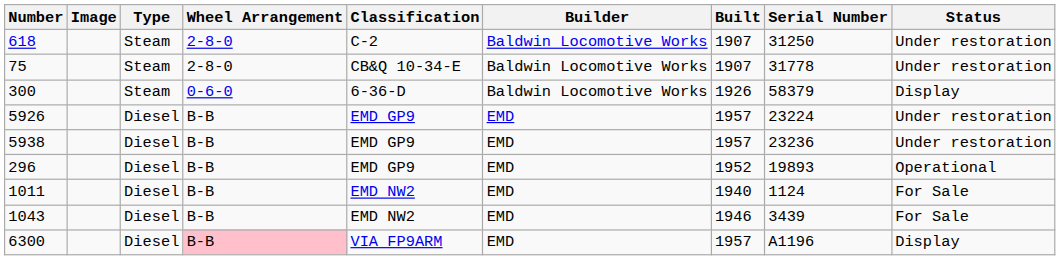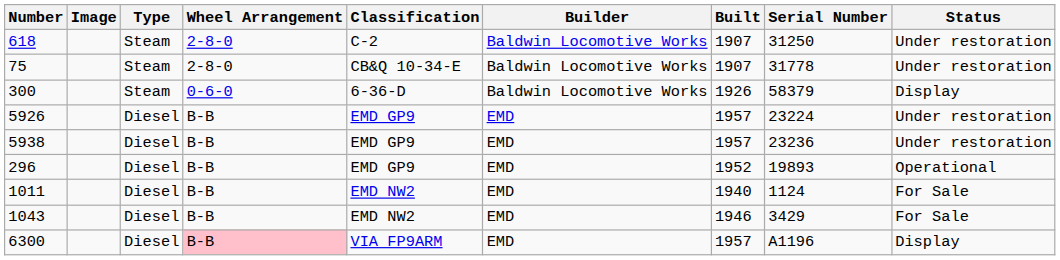(787, 217) 3439 -> (787, 217) 3429
